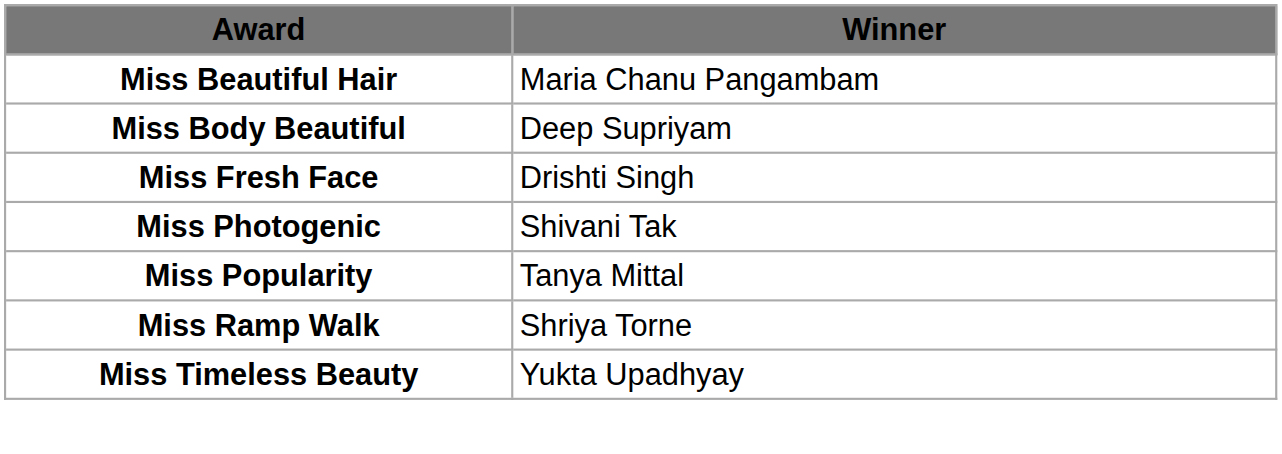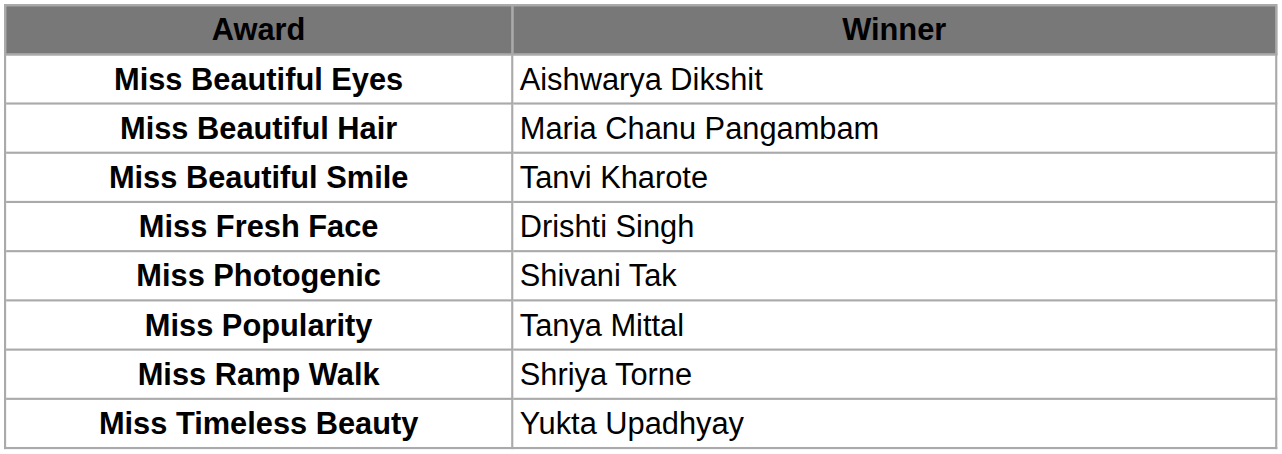+ row: (259, 79)
+ row: (259, 178)
- row: (259, 129)
